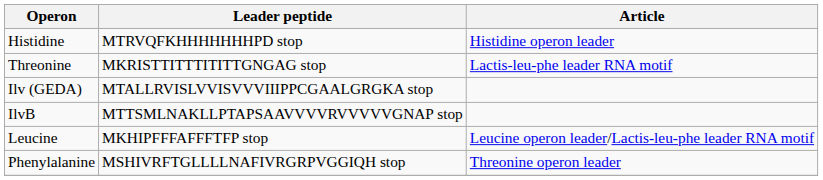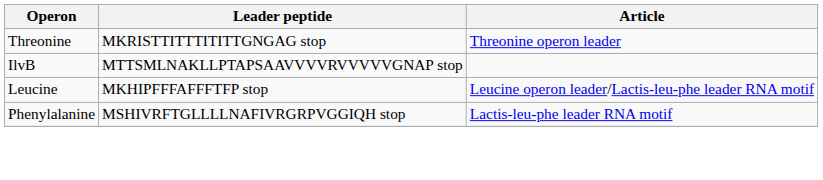- row: (36, 41)
(571, 65) Lactis-leu-phe leader RNA motif -> (545, 41) Threonine operon leader
- row: (45, 89)
(545, 162) Threonine operon leader -> (571, 114) Lactis-leu-phe leader RNA motif
